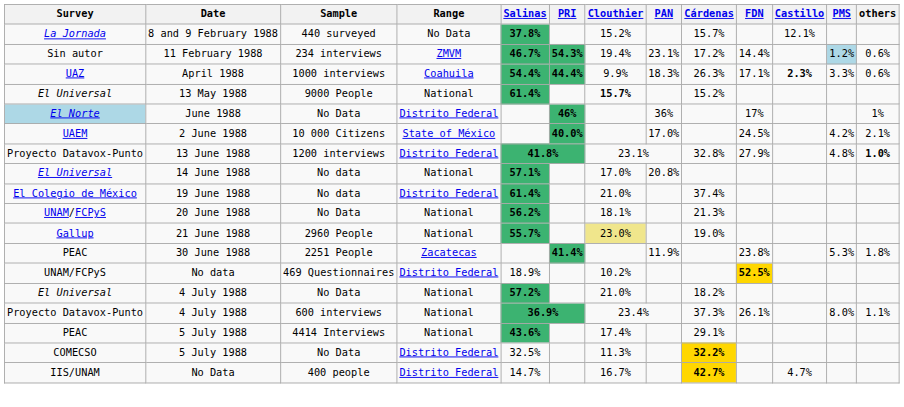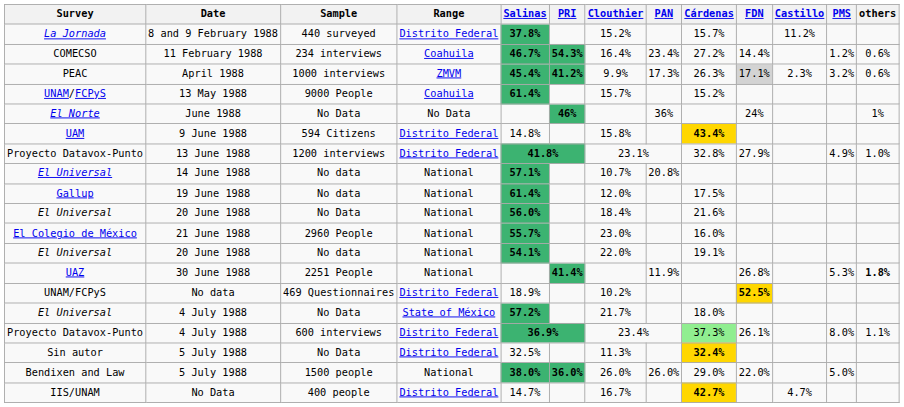(449, 34) No Data -> (449, 34) Distrito Federal
(800, 34) 12.1% -> (800, 34) 11.2%
(75, 54) Sin autor -> (75, 54) COMECSO
(449, 54) ZMVM -> (449, 54) Coahuila
(616, 54) 19.4% -> (616, 54) 16.4%
(664, 54) 23.1% -> (664, 54) 23.4%
(709, 54) 17.2% -> (709, 54) 27.2%
(842, 54) lightblue background -> (842, 54) no background
(75, 74) UAZ -> (75, 74) PEAC
(449, 74) Coahuila -> (449, 74) ZMVM
(525, 74) 54.4% -> (525, 74) 45.4%
(567, 74) 44.4% -> (567, 74) 41.2%
(664, 74) 18.3% -> (664, 74) 17.3%
(754, 74) no background -> (754, 74) lightgrey background
(800, 74) bold -> (800, 74) normal
(842, 74) 3.3% -> (842, 74) 3.2%
(75, 94) El Universal -> (75, 94) UNAM/FCPyS
(449, 94) National -> (449, 94) Coahuila
(616, 94) bold -> (616, 94) normal
(75, 114) lightblue background -> (75, 114) no background
(449, 114) Distrito Federal -> (449, 114) No Data
(754, 114) 17% -> (754, 114) 24%
- row: (213, 133)
+ row: (213, 133)
(842, 153) 4.8% -> (842, 153) 4.9%
(878, 153) bold -> (878, 153) normal
(616, 173) 17.0% -> (616, 173) 10.7%
(75, 193) El Colegio de México -> (75, 193) Gallup
(449, 193) Distrito Federal -> (449, 193) National
(616, 193) 21.0% -> (616, 193) 12.0%
(709, 193) 37.4% -> (709, 193) 17.5%
(75, 213) UNAM/FCPyS -> (75, 213) El Universal
(525, 213) 56.2% -> (525, 213) 56.0%
(616, 213) 18.1% -> (616, 213) 18.4%
(709, 213) 21.3% -> (709, 213) 21.6%
(75, 233) Gallup -> (75, 233) El Colegio de México
(616, 233) khaki background -> (616, 233) no background
(709, 233) 19.0% -> (709, 233) 16.0%
+ row: (213, 253)
(75, 253) PEAC -> (75, 273) UAZ
(449, 253) Zacatecas -> (449, 273) National
(754, 253) 23.8% -> (754, 273) 26.8%
(878, 253) normal -> (878, 273) bold
(449, 293) National -> (449, 313) State of México
(616, 293) 21.0% -> (616, 313) 21.7%
(709, 293) 18.2% -> (709, 313) 18.0%
(449, 313) National -> (449, 333) Distrito Federal
(709, 313) no background -> (709, 333) lightgreen background
- row: (213, 333)
(75, 352) COMECSO -> (75, 352) Sin autor
(709, 352) 32.2% -> (709, 352) 32.4%
+ row: (213, 372)
